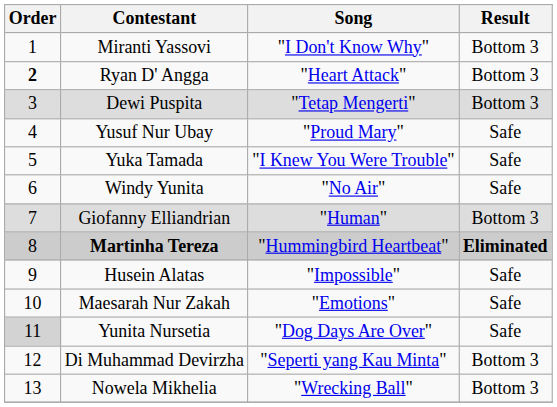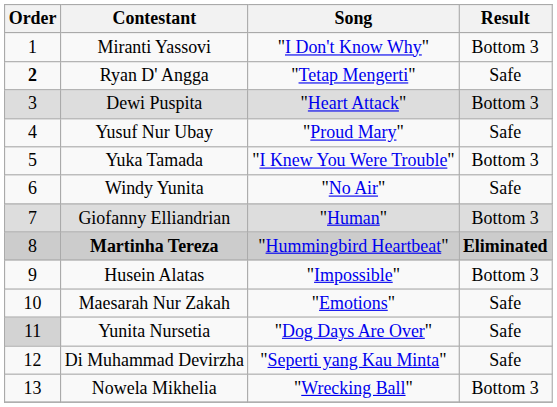(353, 75) "Heart Attack" -> (353, 75) "Tetap Mengerti"
(505, 75) Bottom 3 -> (505, 75) Safe
(353, 103) "Tetap Mengerti" -> (353, 103) "Heart Attack"
(505, 160) Safe -> (505, 160) Bottom 3
(505, 274) Safe -> (505, 274) Bottom 3
(505, 359) Bottom 3 -> (505, 359) Safe
